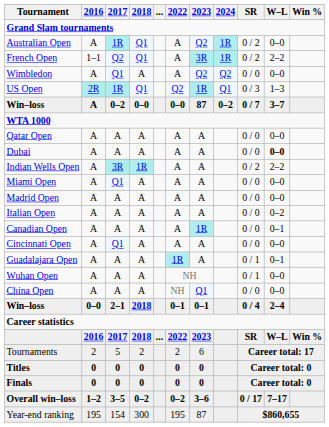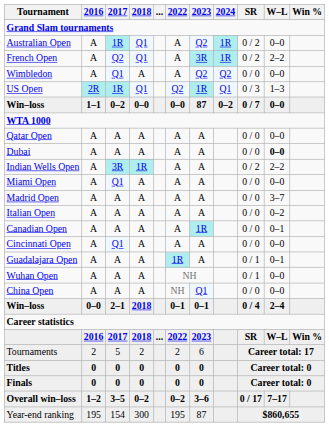(94, 58) 1–1 -> (94, 58) A
(94, 105) A -> (94, 105) 1–1
(277, 105) 3–7 -> (277, 105) 0–0
(277, 197) 0–0 -> (277, 197) 3–7
